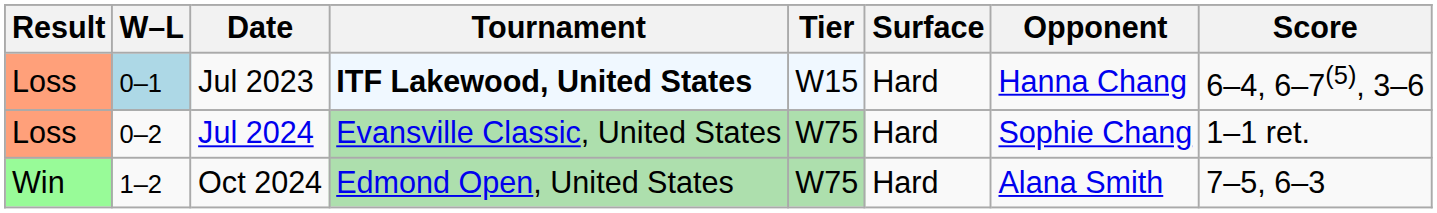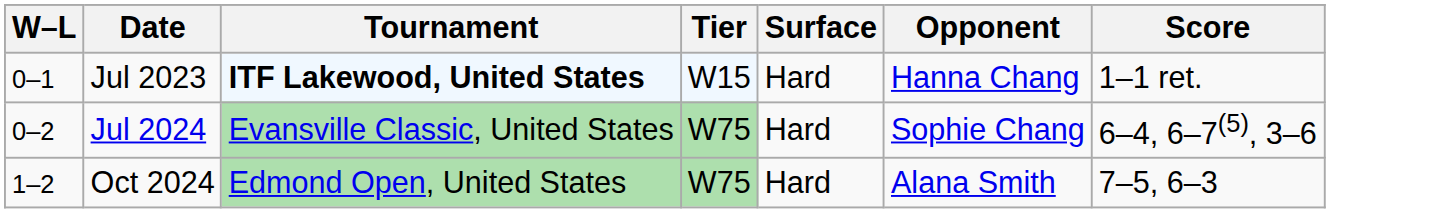- column: (59, 28)
(141, 83) lightblue background -> (33, 79) no background
(1315, 81) 6–4, 6–7(5), 3–6 -> (1151, 77) 1–1 ret.
(1258, 133) 1–1 ret. -> (1208, 129) 6–4, 6–7(5), 3–6
